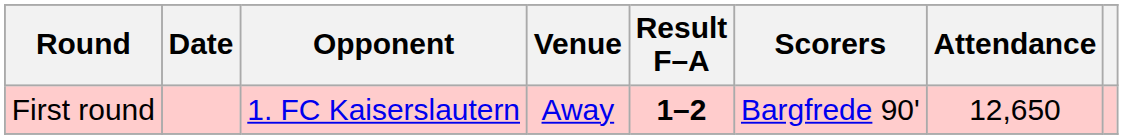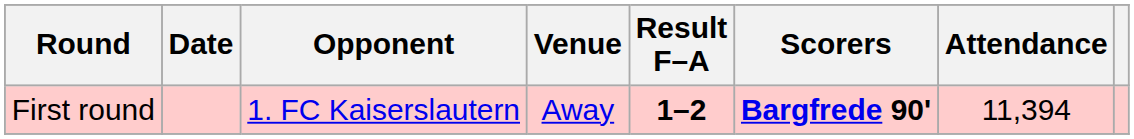(830, 109) normal -> (836, 109) bold
(1015, 109) 12,650 -> (1026, 109) 11,394
